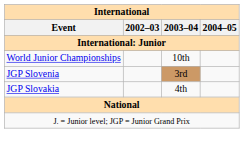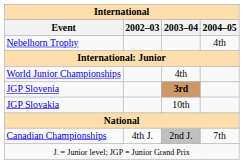+ row: (42, 43)
(181, 58) 10th -> (181, 74) 4th
(181, 74) normal -> (181, 89) bold
(181, 89) 4th -> (181, 105) 10th
+ row: (57, 136)
